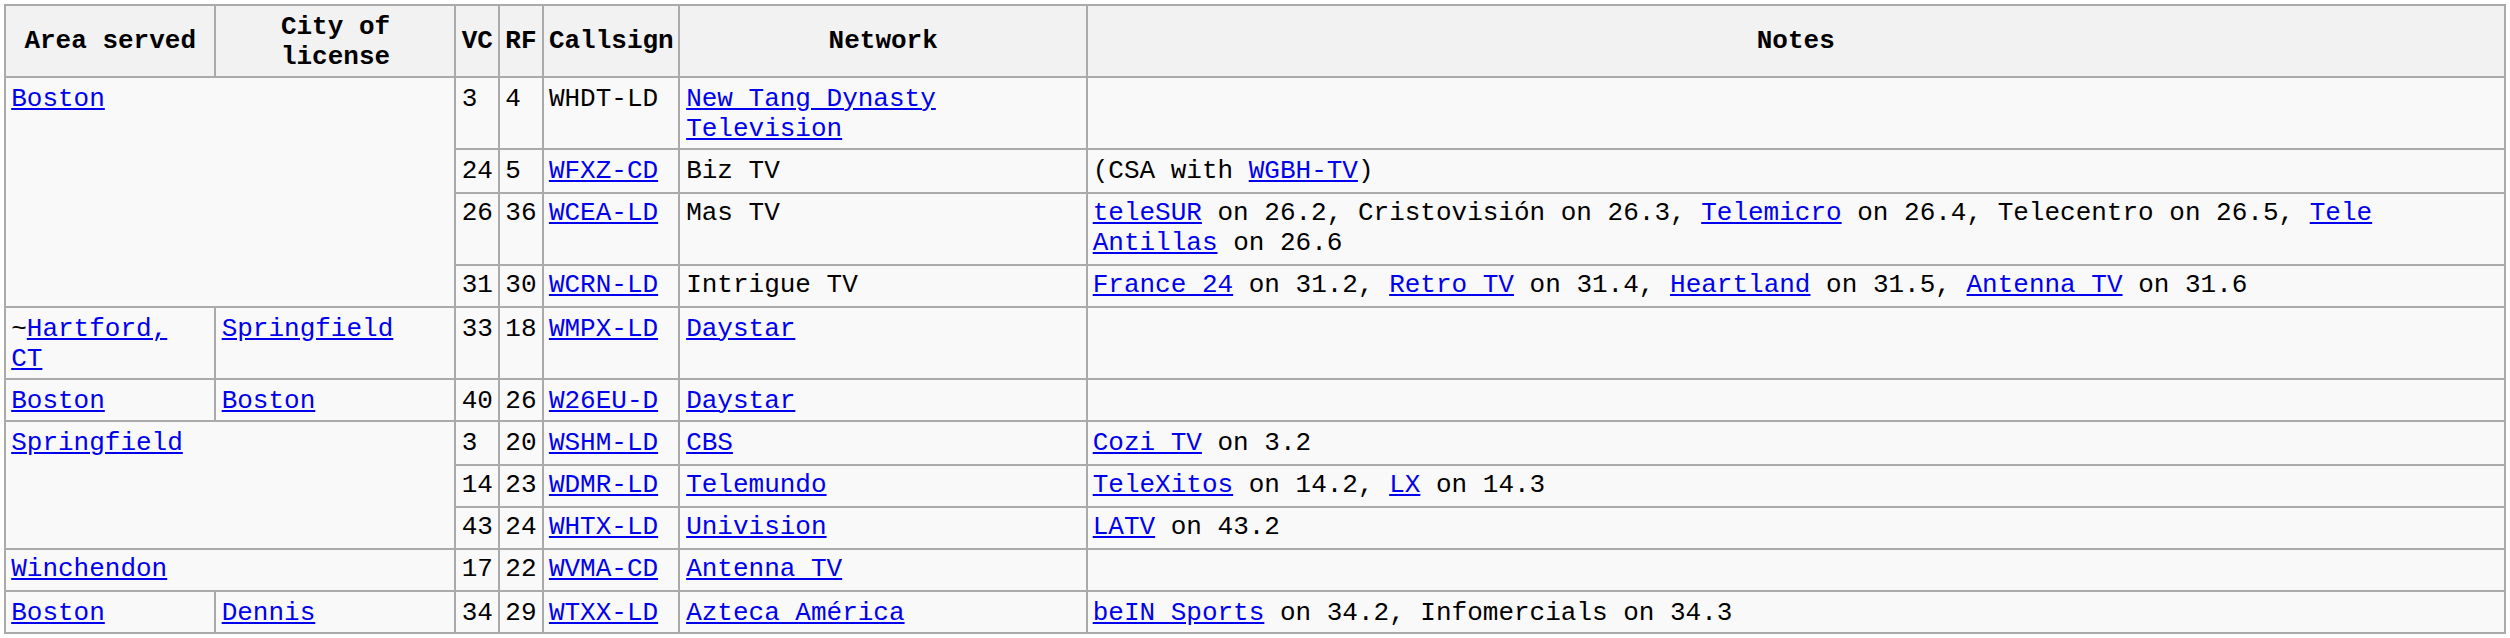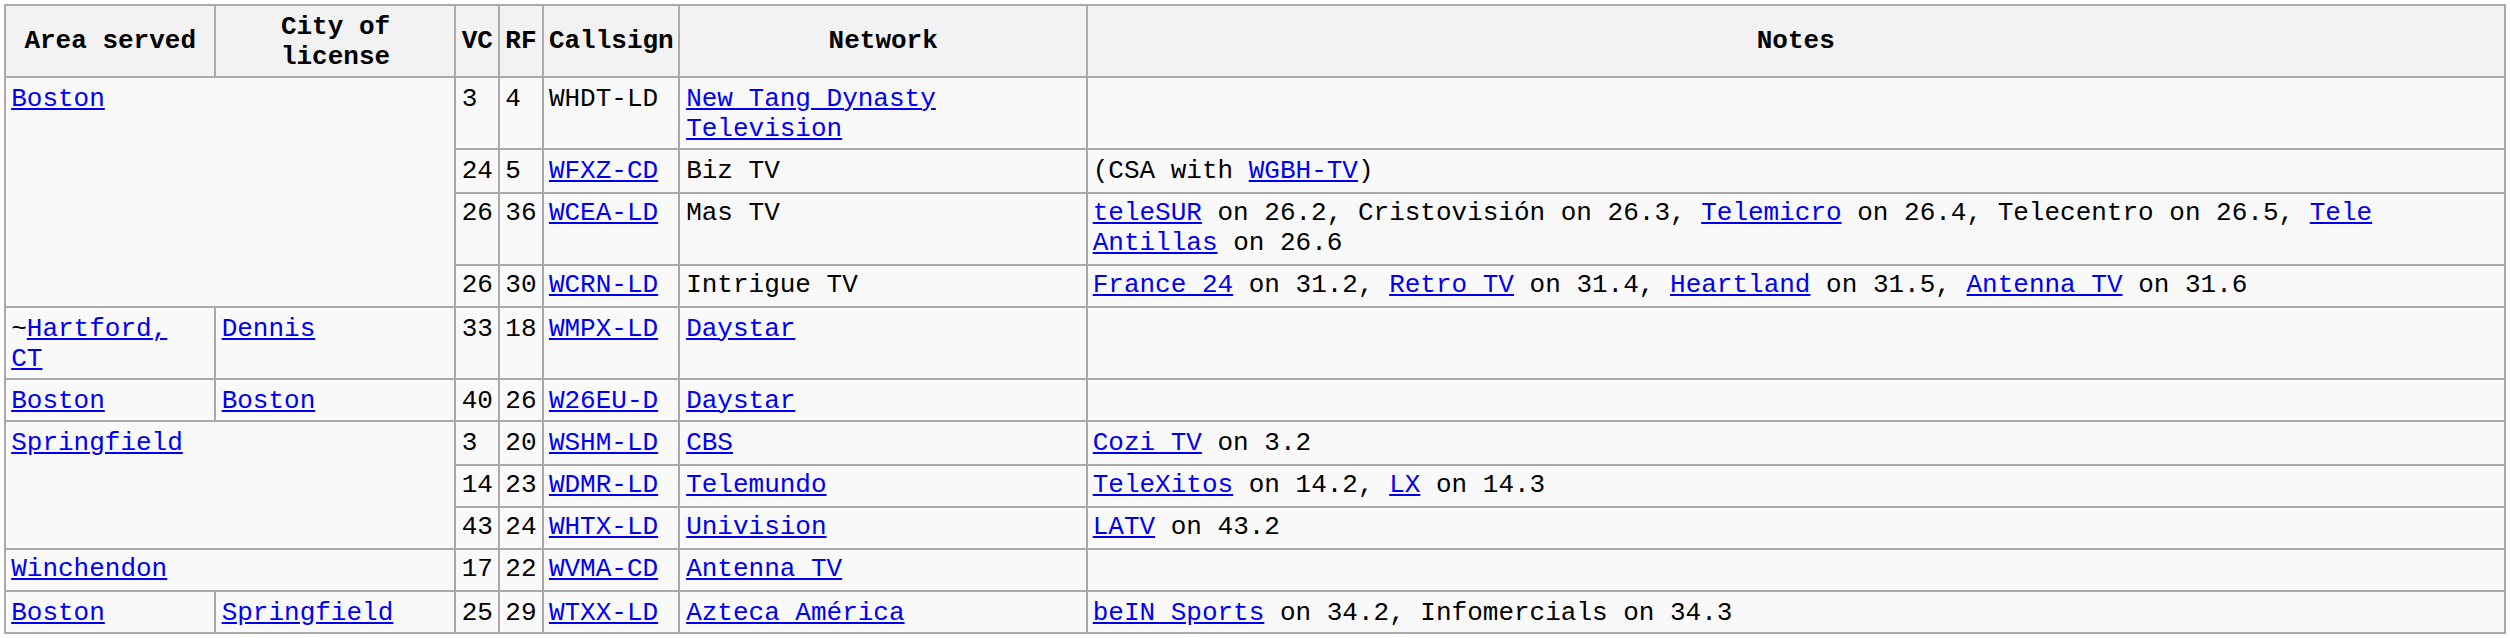(477, 286) 31 -> (477, 286) 26
(307, 328) Springfield -> (268, 328) Dennis
(268, 612) Dennis -> (307, 612) Springfield
(477, 612) 34 -> (477, 612) 25
